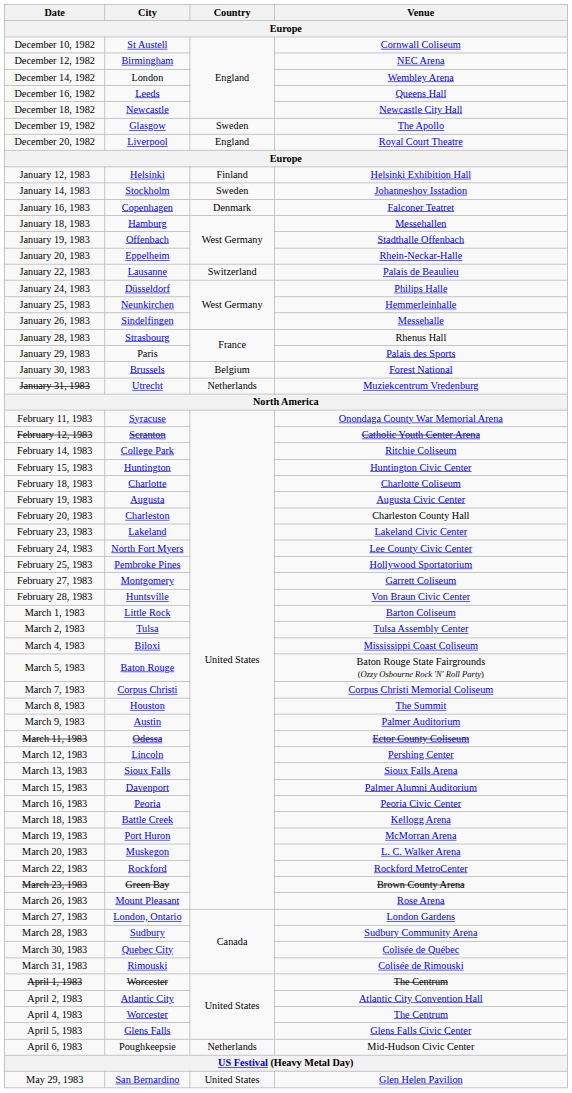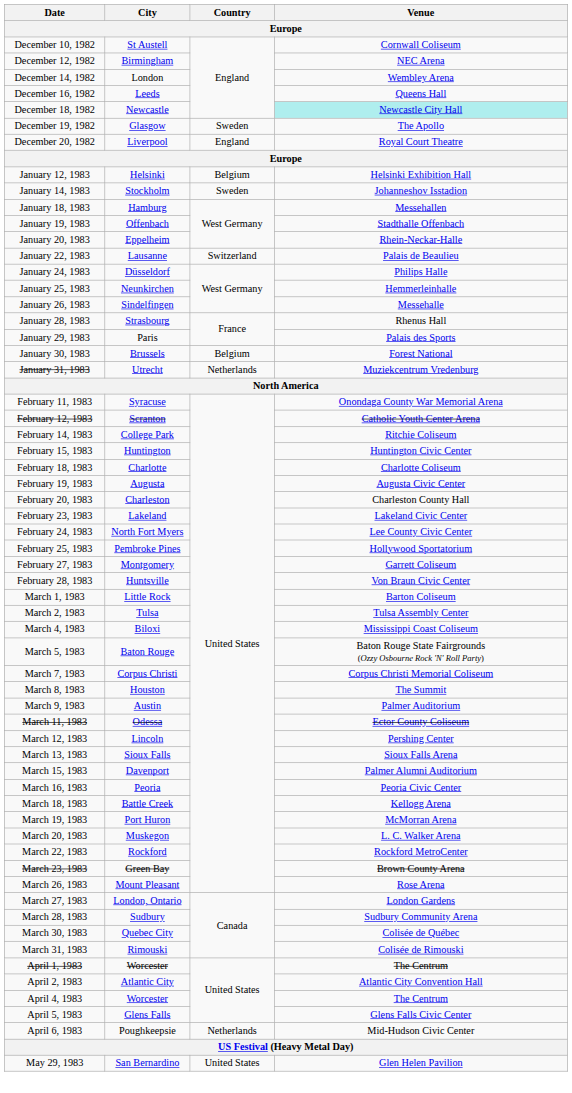(421, 110) no background -> (421, 110) paleturquoise background
(232, 175) Finland -> (232, 175) Belgium
- row: (55, 207)
